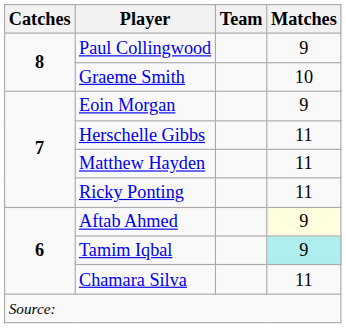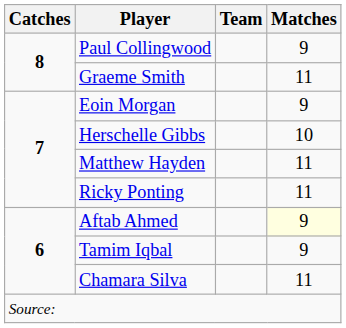(304, 76) 10 -> (304, 76) 11
(304, 134) 11 -> (304, 134) 10
(304, 250) paleturquoise background -> (304, 250) no background
